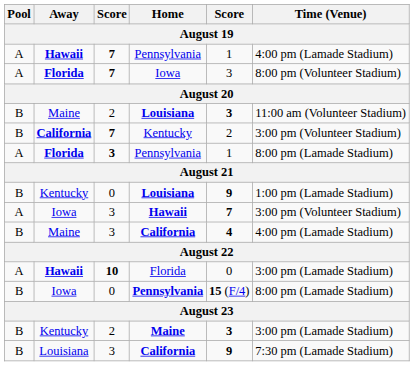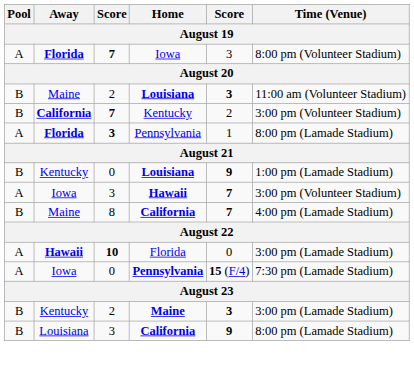- row: (64, 53)
(112, 232) 3 -> (112, 212) 8
(229, 232) 4 -> (229, 212) 7
(19, 291) B -> (19, 271) A
(324, 291) 8:00 pm (Lamade Stadium) -> (324, 271) 7:30 pm (Lamade Stadium)
(324, 350) 7:30 pm (Lamade Stadium) -> (324, 331) 8:00 pm (Lamade Stadium)
